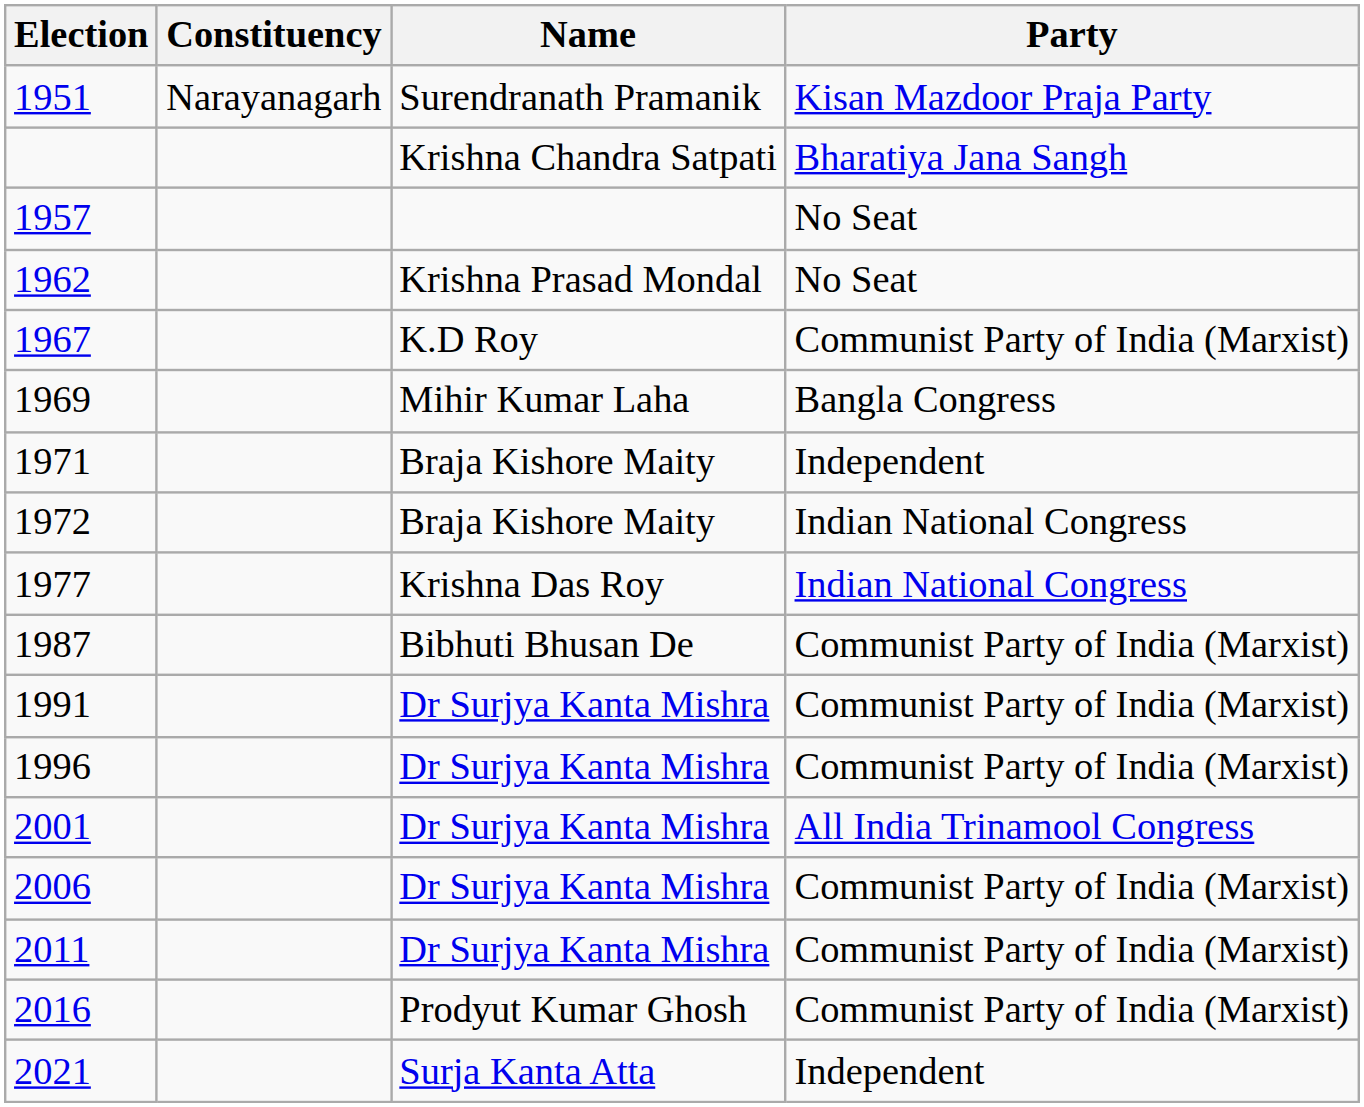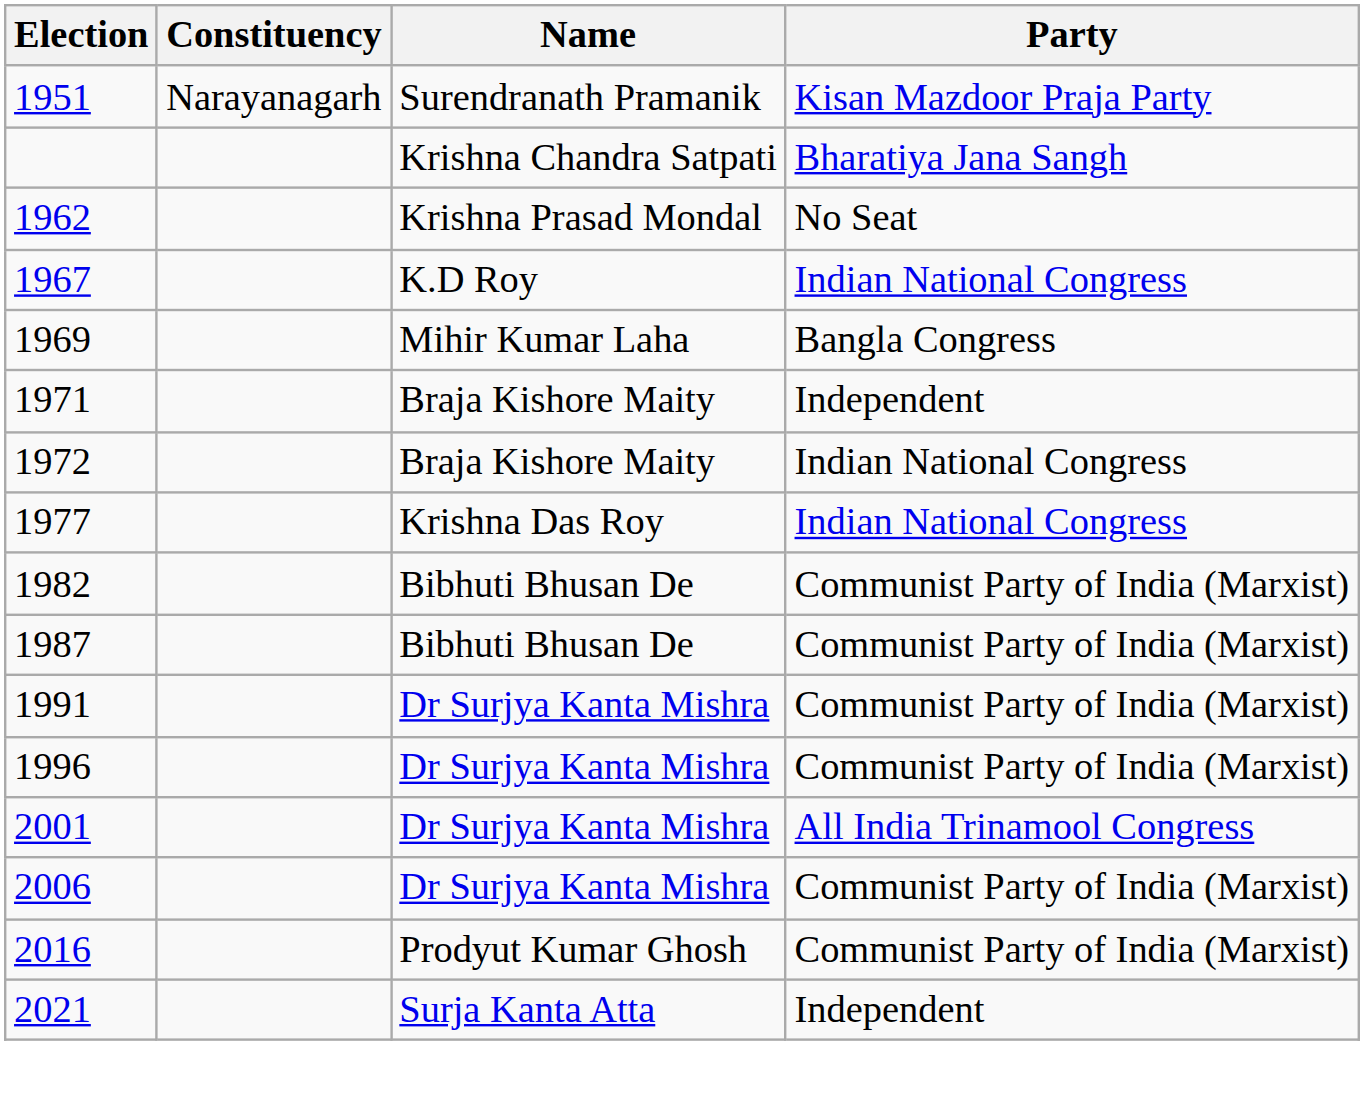- row: (52, 217)
(1072, 339) Communist Party of India (Marxist) -> (991, 278) Indian National Congress
+ row: (52, 583)
- row: (52, 948)
